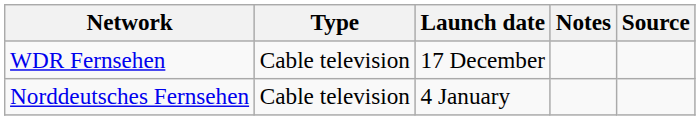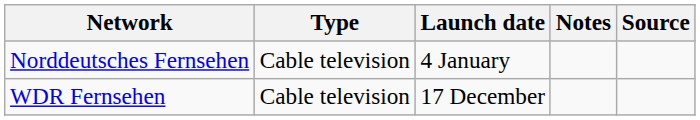rows swapped: (130, 96) <-> (88, 59)
